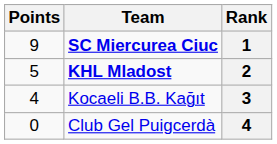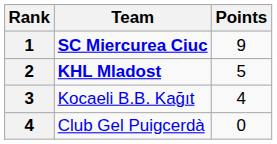columns swapped: (247, 17) <-> (34, 17)
